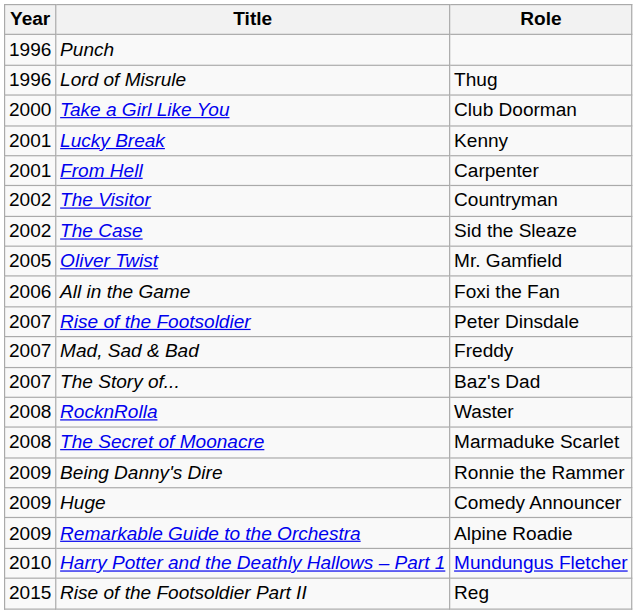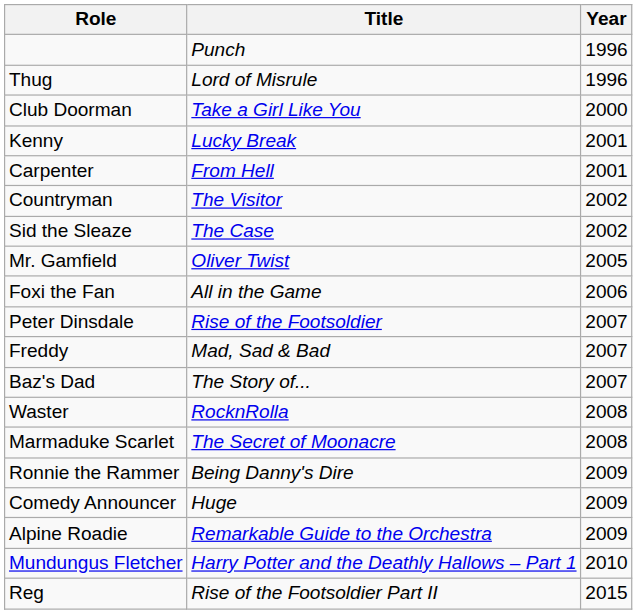columns swapped: (30, 19) <-> (541, 19)
